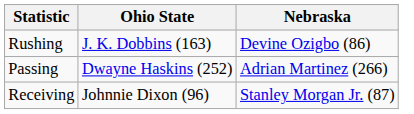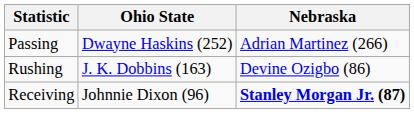rows swapped: (33, 69) <-> (35, 43)
(317, 95) normal -> (323, 95) bold
